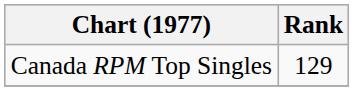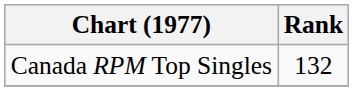(313, 65) 129 -> (313, 65) 132
